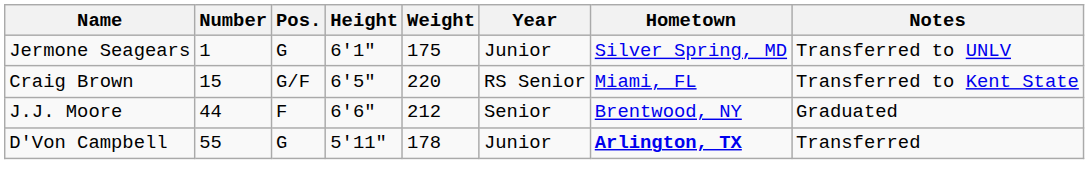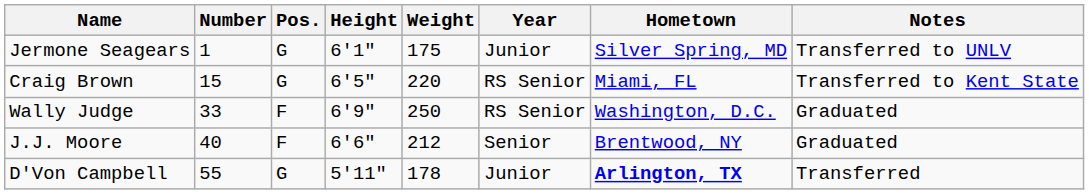(293, 82) G/F -> (282, 82) G
+ row: (71, 112)
(211, 112) 44 -> (211, 143) 40
